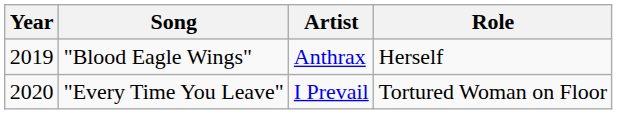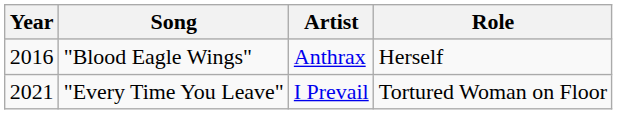(32, 56) 2019 -> (32, 56) 2016
(32, 91) 2020 -> (32, 91) 2021
